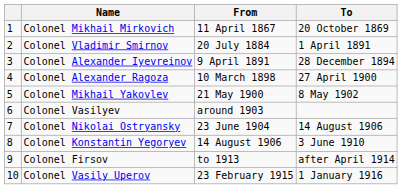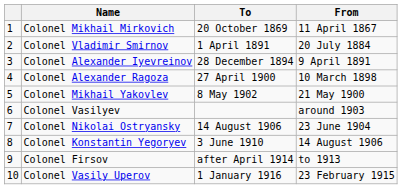columns swapped: (245, 13) <-> (347, 13)
